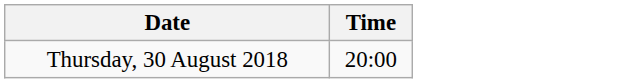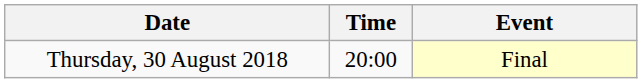+ column: (524, 22)
